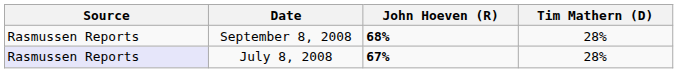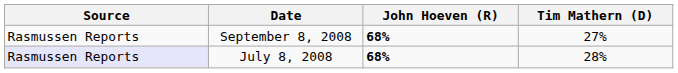(595, 36) 28% -> (595, 36) 27%
(378, 57) 67% -> (378, 57) 68%
